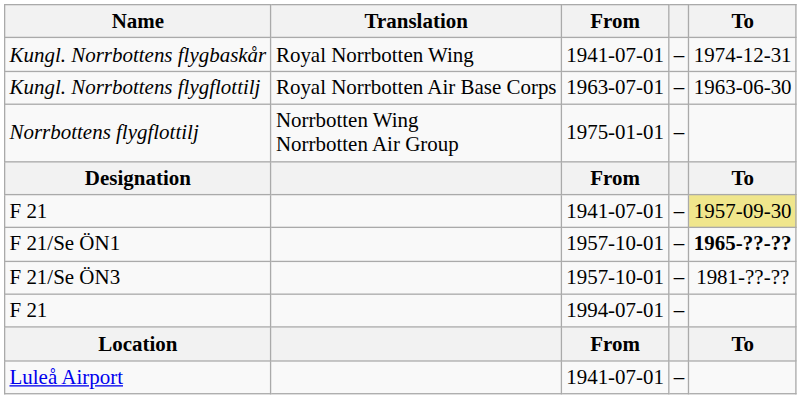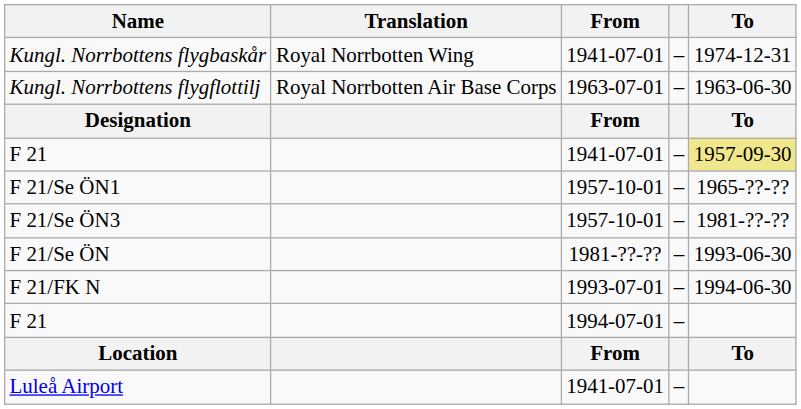- row: (104, 132)
(743, 244) bold -> (743, 187) normal
+ row: (60, 253)
+ row: (55, 287)
